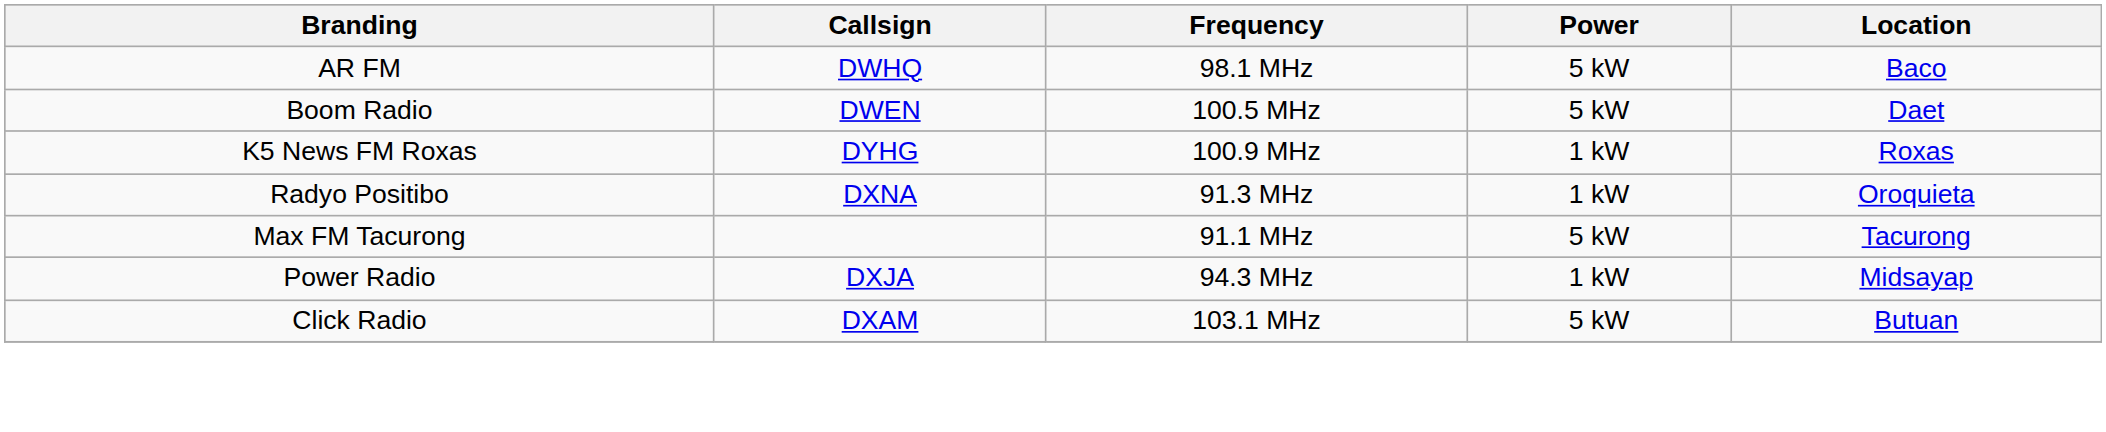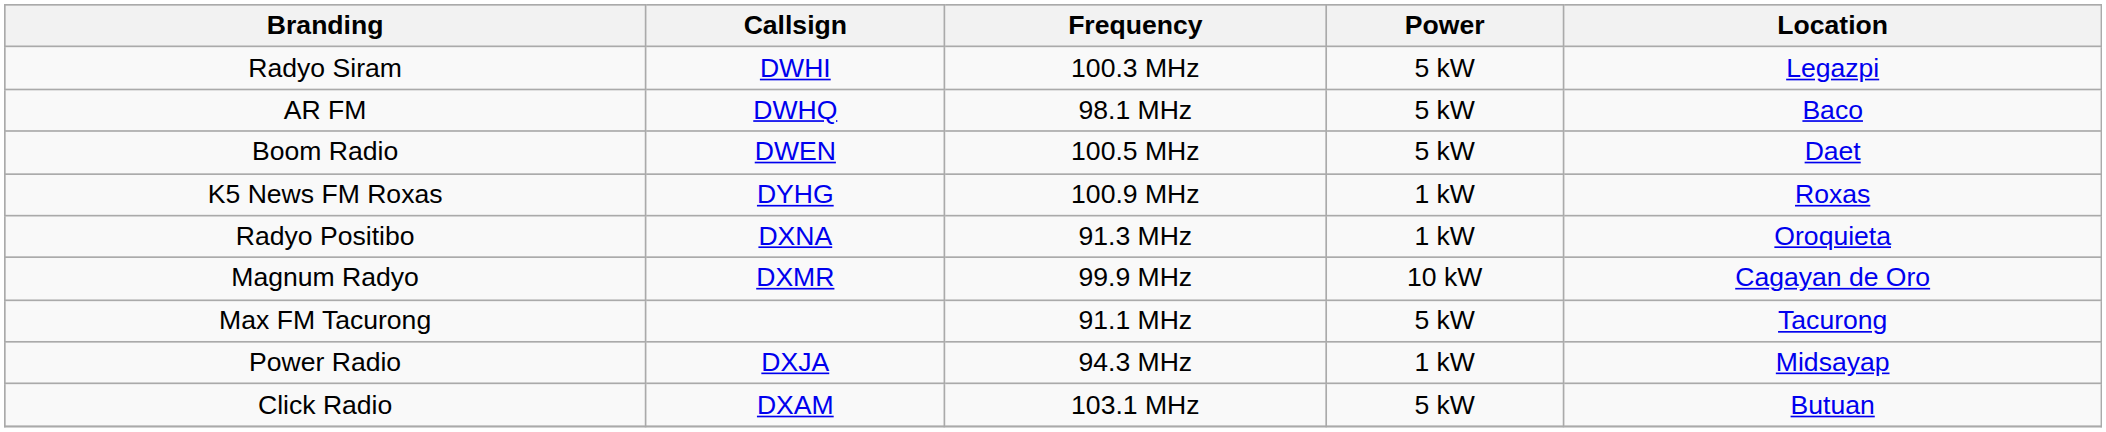+ row: (325, 67)
+ row: (325, 278)
